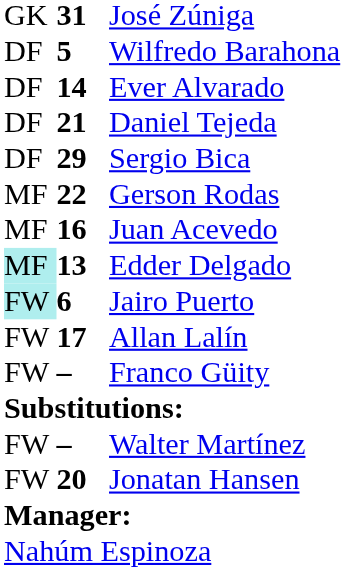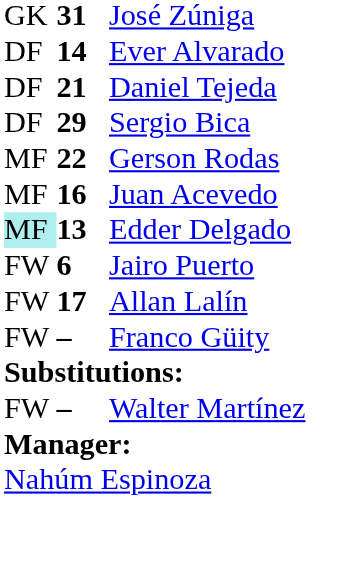- row: (225, 50)
(27, 300) paleturquoise background -> (27, 265) no background
- row: (204, 479)
